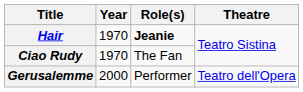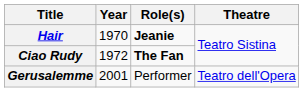(114, 55) 1970 -> (114, 55) 1972
(158, 55) normal -> (159, 55) bold
(114, 76) 2000 -> (114, 76) 2001
